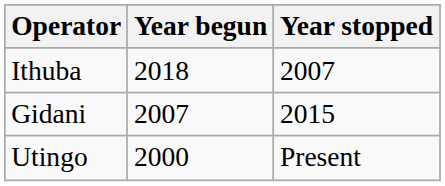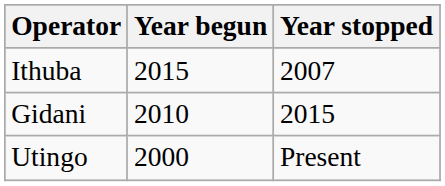(161, 69) 2018 -> (161, 69) 2015
(161, 113) 2007 -> (161, 113) 2010
